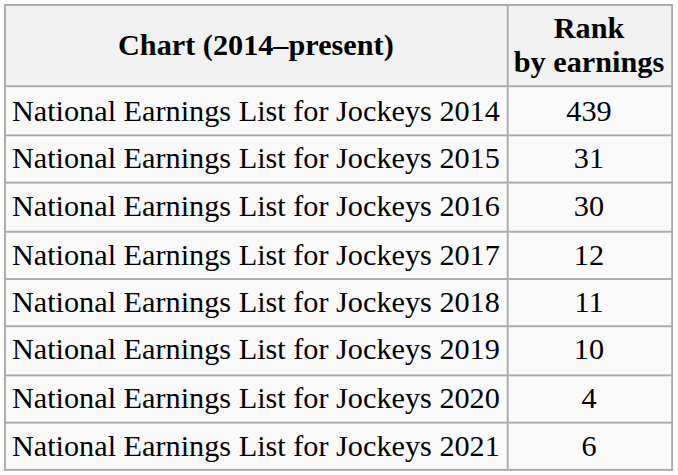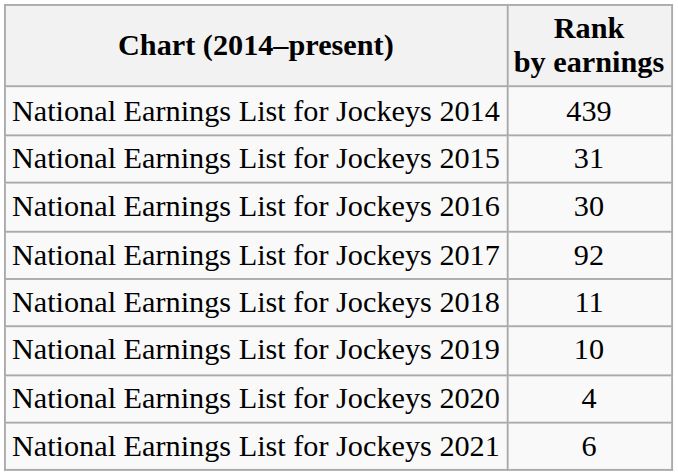(589, 254) 12 -> (589, 254) 92
